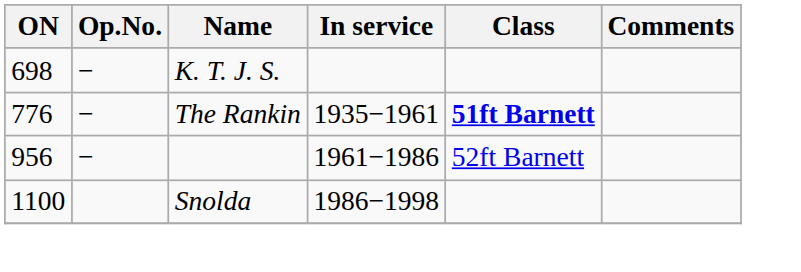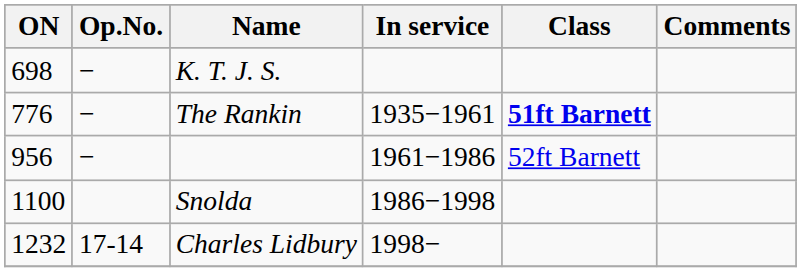+ row: (39, 244)
